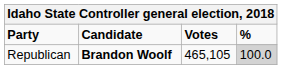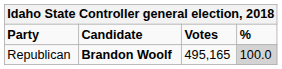(207, 54) 465,105 -> (207, 54) 495,165
